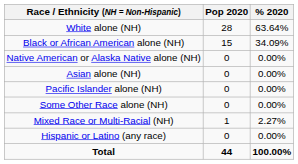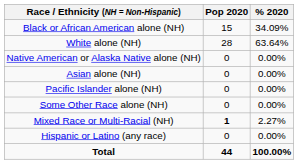rows swapped: (104, 27) <-> (104, 43)
(227, 120) normal -> (227, 120) bold
